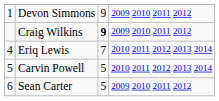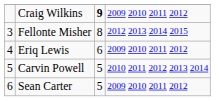- row: (57, 13)
+ row: (55, 31)
(103, 50) 7 -> (100, 50) 6
(162, 50) 2010 2011 2012 2013 2014 -> (147, 50) 2009 2010 2011 2012
